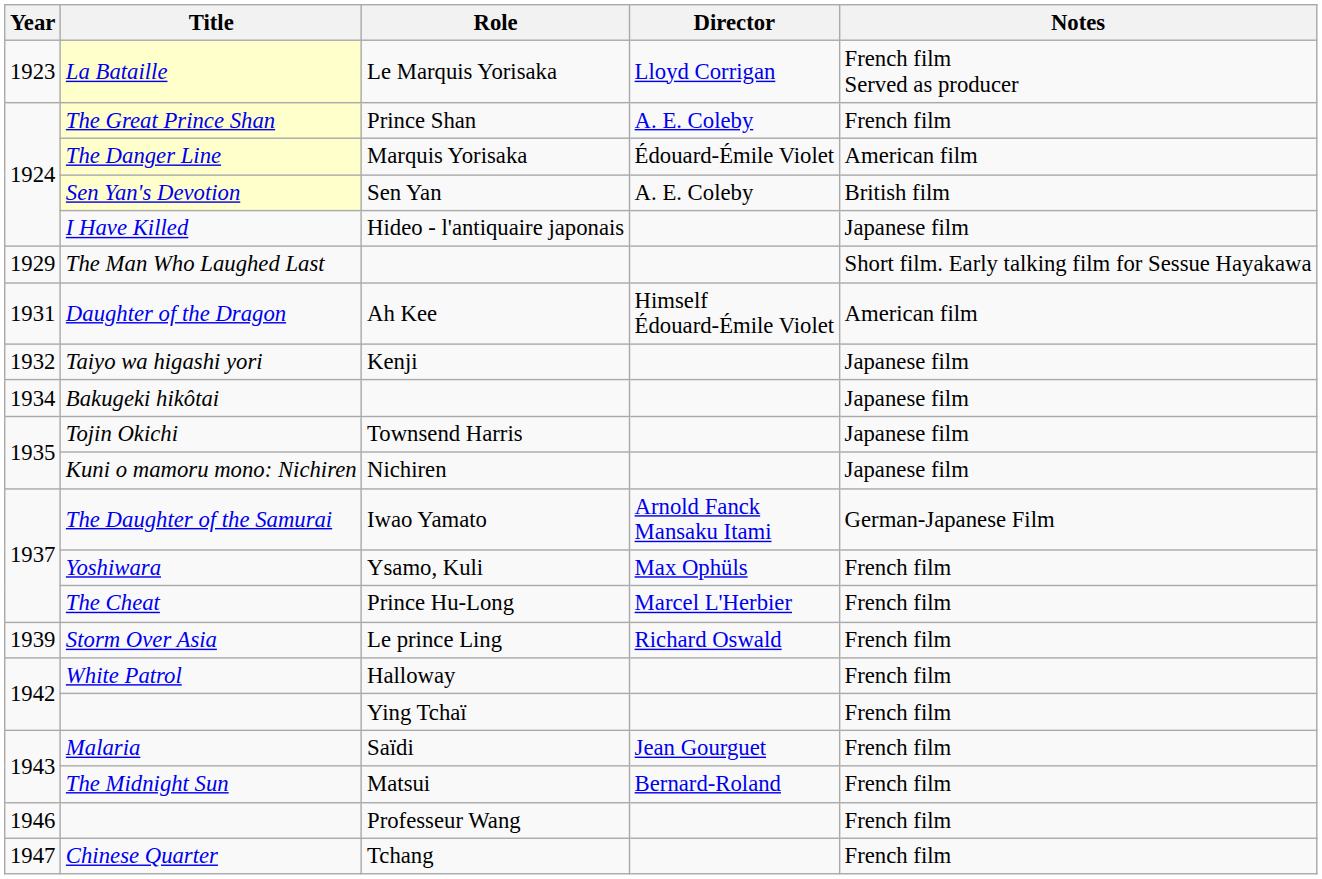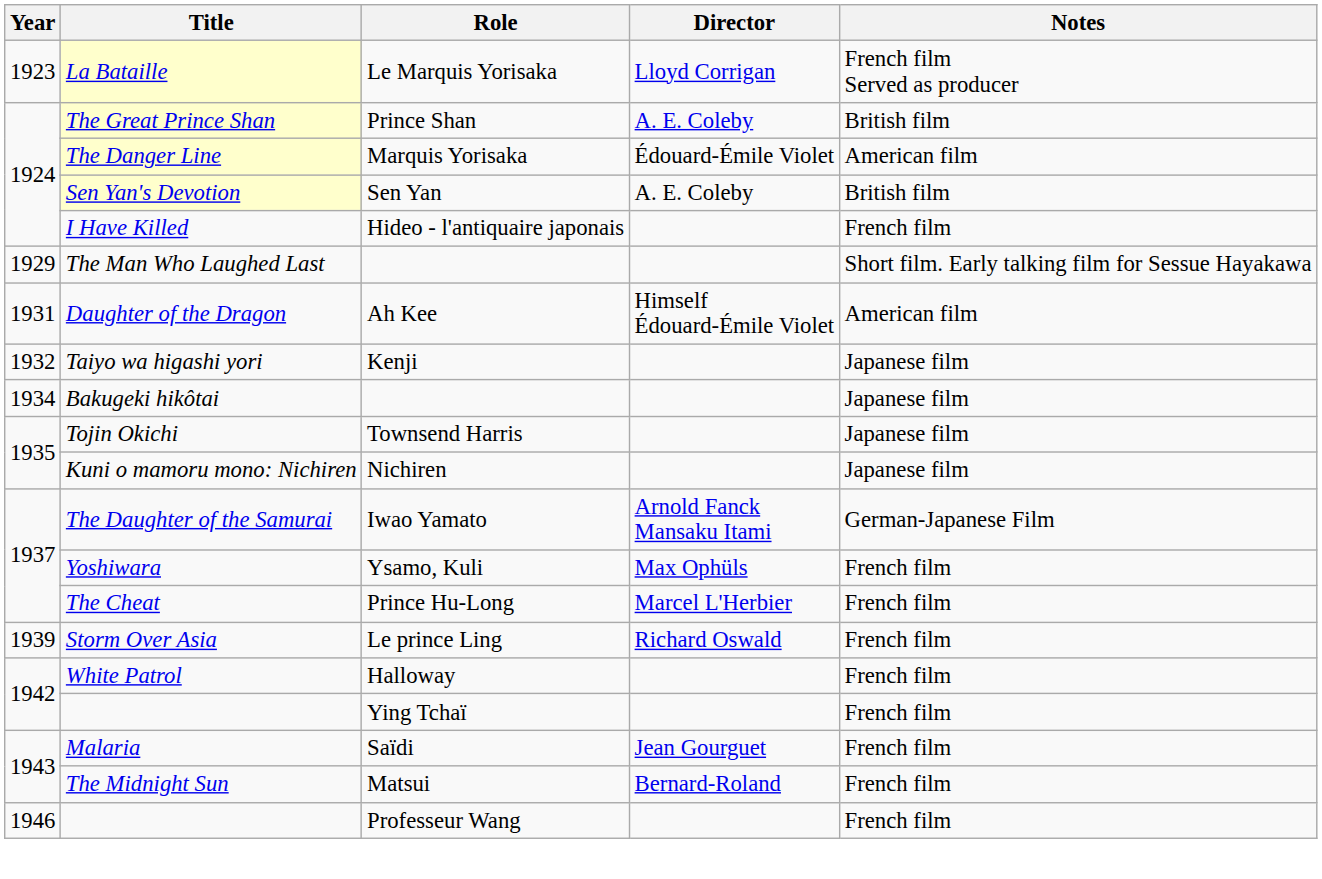(898, 120) French film -> (897, 120) British film
(907, 228) Japanese film -> (898, 228) French film
- row: (142, 855)
